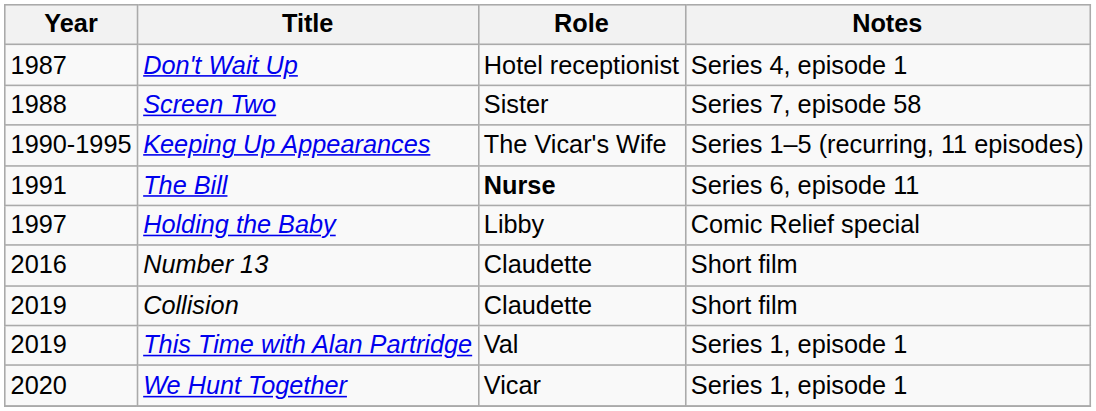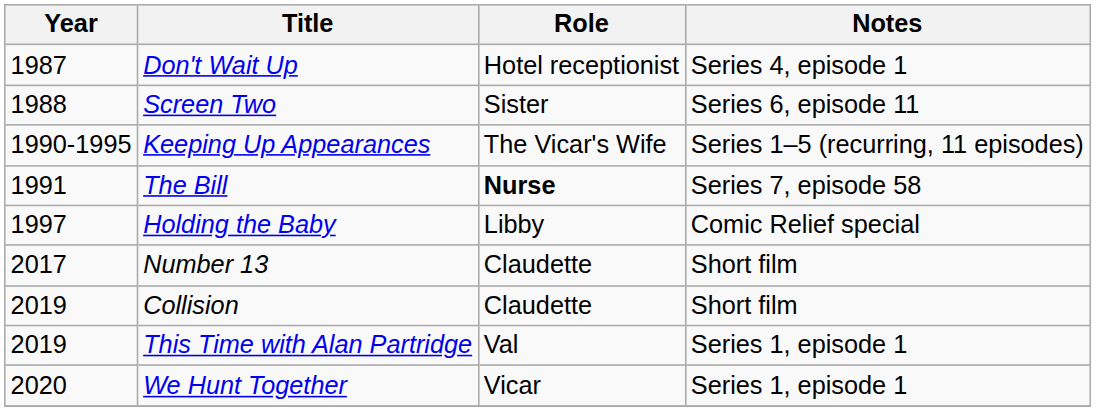(806, 104) Series 7, episode 58 -> (805, 104) Series 6, episode 11
(805, 184) Series 6, episode 11 -> (806, 184) Series 7, episode 58
(39, 265) 2016 -> (39, 265) 2017
